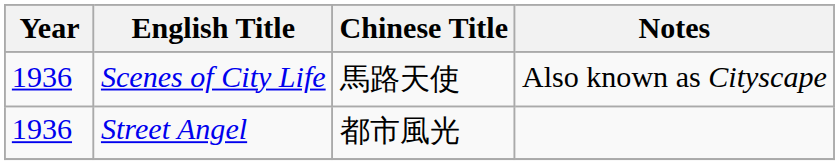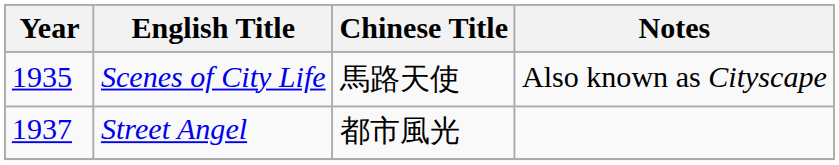(42, 76) 1936 -> (42, 76) 1935
(42, 129) 1936 -> (42, 129) 1937
